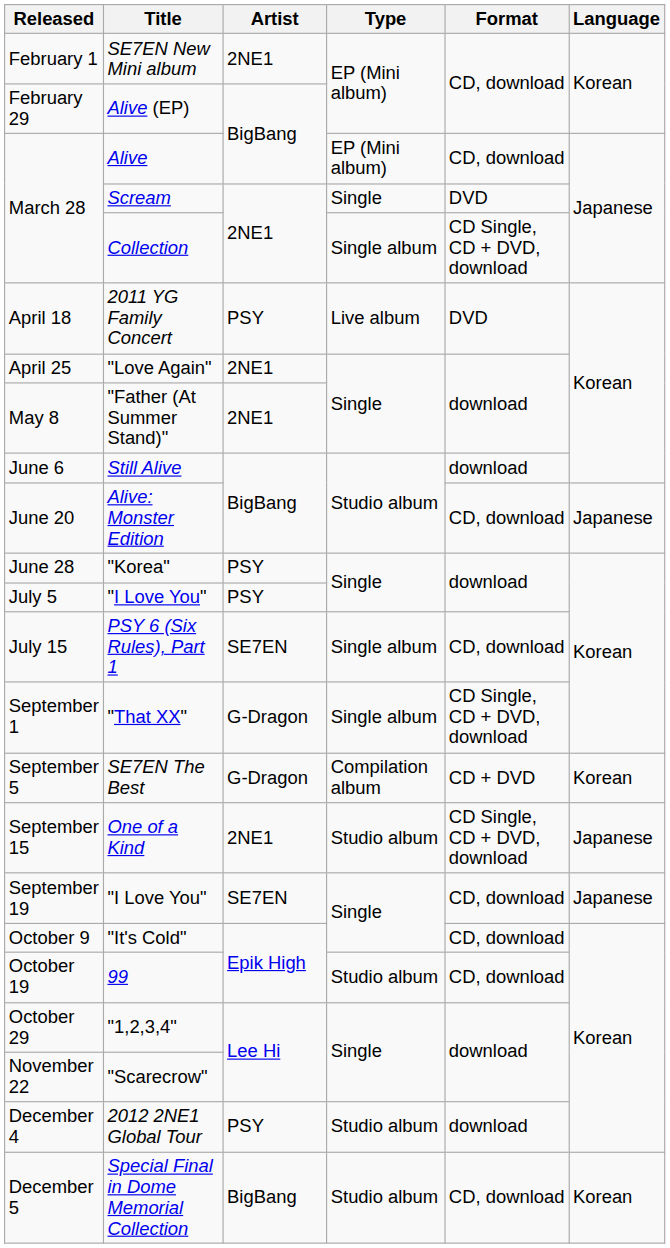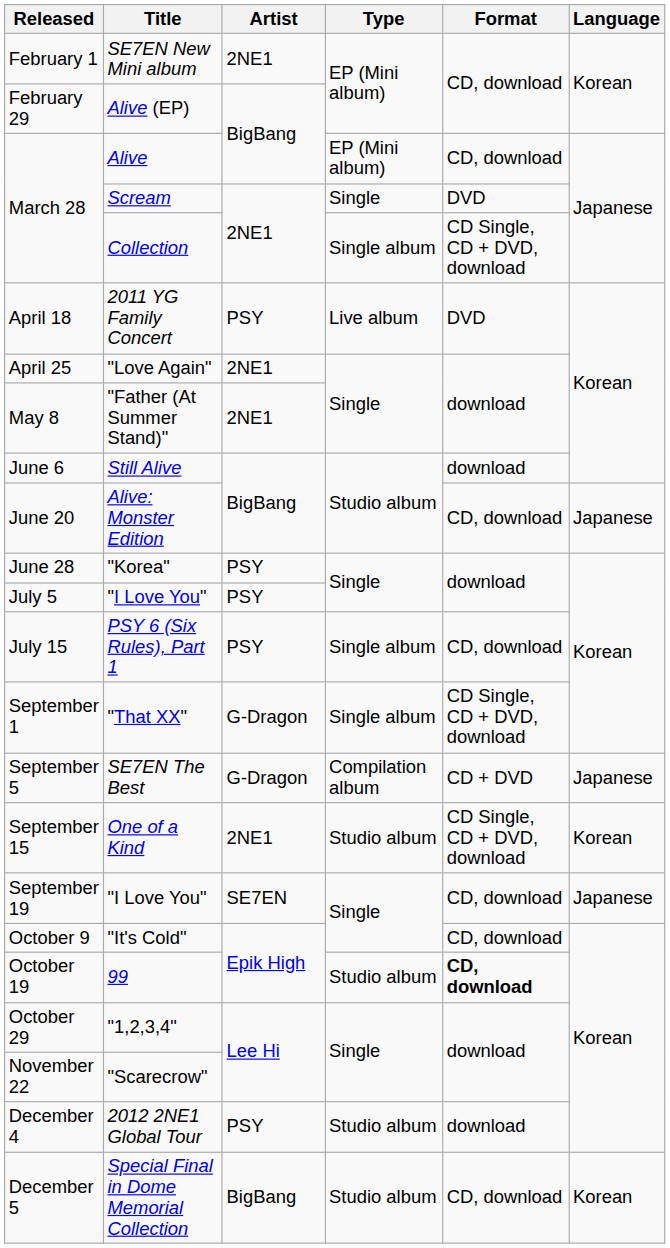(257, 646) SE7EN -> (245, 646) PSY
(603, 777) Korean -> (613, 777) Japanese
(613, 837) Japanese -> (603, 837) Korean
(507, 977) normal -> (490, 977) bold
